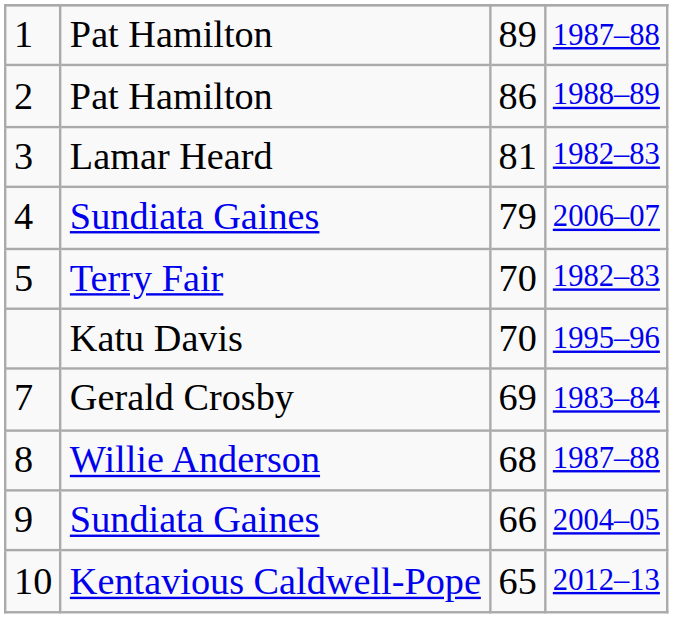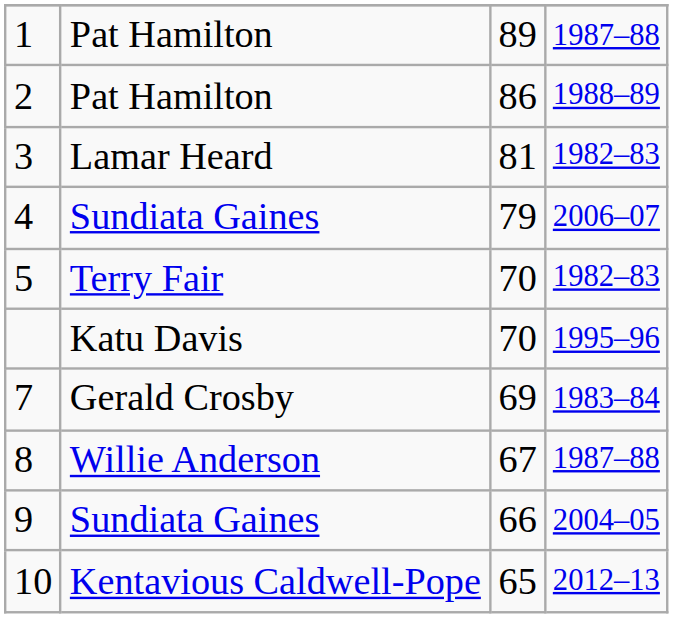(518, 459) 68 -> (518, 459) 67
